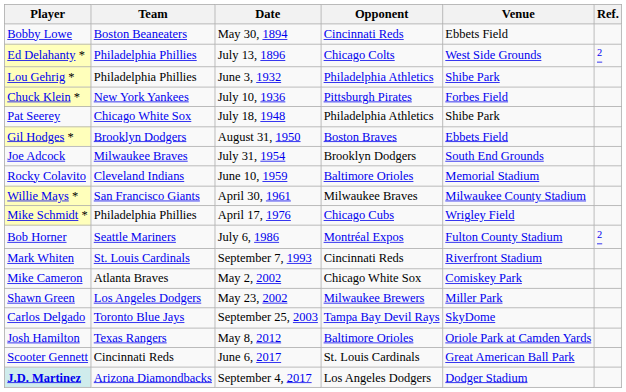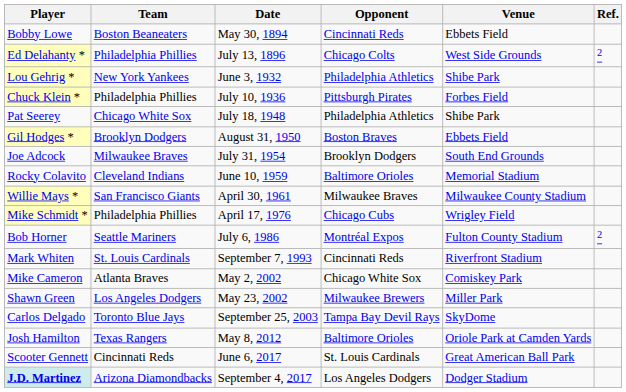(145, 77) Philadelphia Phillies -> (141, 77) New York Yankees
(141, 96) New York Yankees -> (145, 96) Philadelphia Phillies
